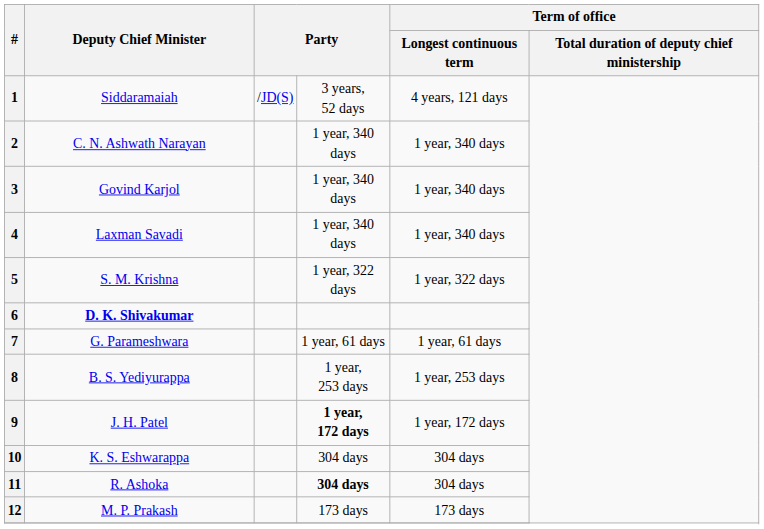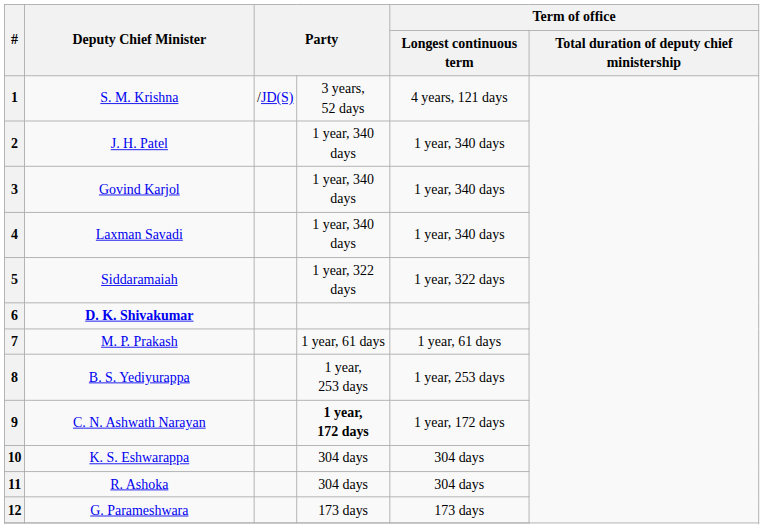(139, 98) Siddaramaiah -> (139, 98) S. M. Krishna
(139, 143) C. N. Ashwath Narayan -> (139, 143) J. H. Patel
(139, 279) S. M. Krishna -> (139, 279) Siddaramaiah
(139, 341) G. Parameshwara -> (139, 341) M. P. Prakash
(139, 422) J. H. Patel -> (139, 422) C. N. Ashwath Narayan
(343, 484) bold -> (343, 484) normal
(139, 510) M. P. Prakash -> (139, 510) G. Parameshwara
